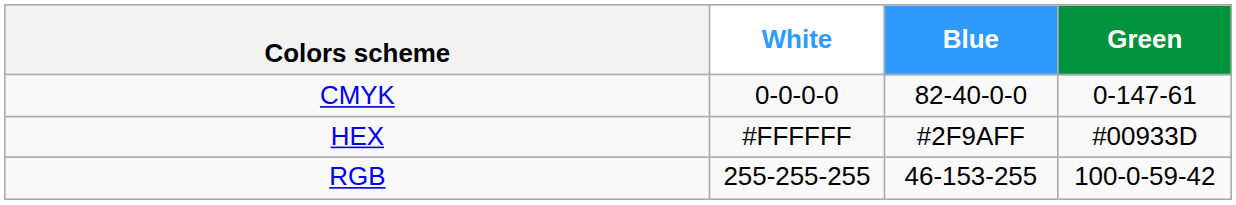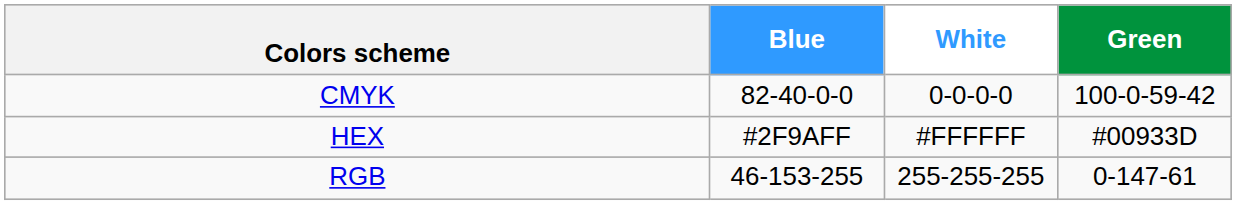columns swapped: (971, 39) <-> (797, 39)
(1145, 95) 0-147-61 -> (1145, 95) 100-0-59-42
(1145, 177) 100-0-59-42 -> (1145, 177) 0-147-61
